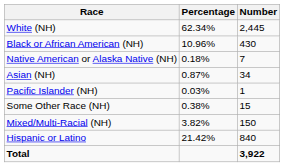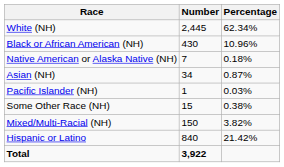columns swapped: (258, 12) <-> (208, 12)
